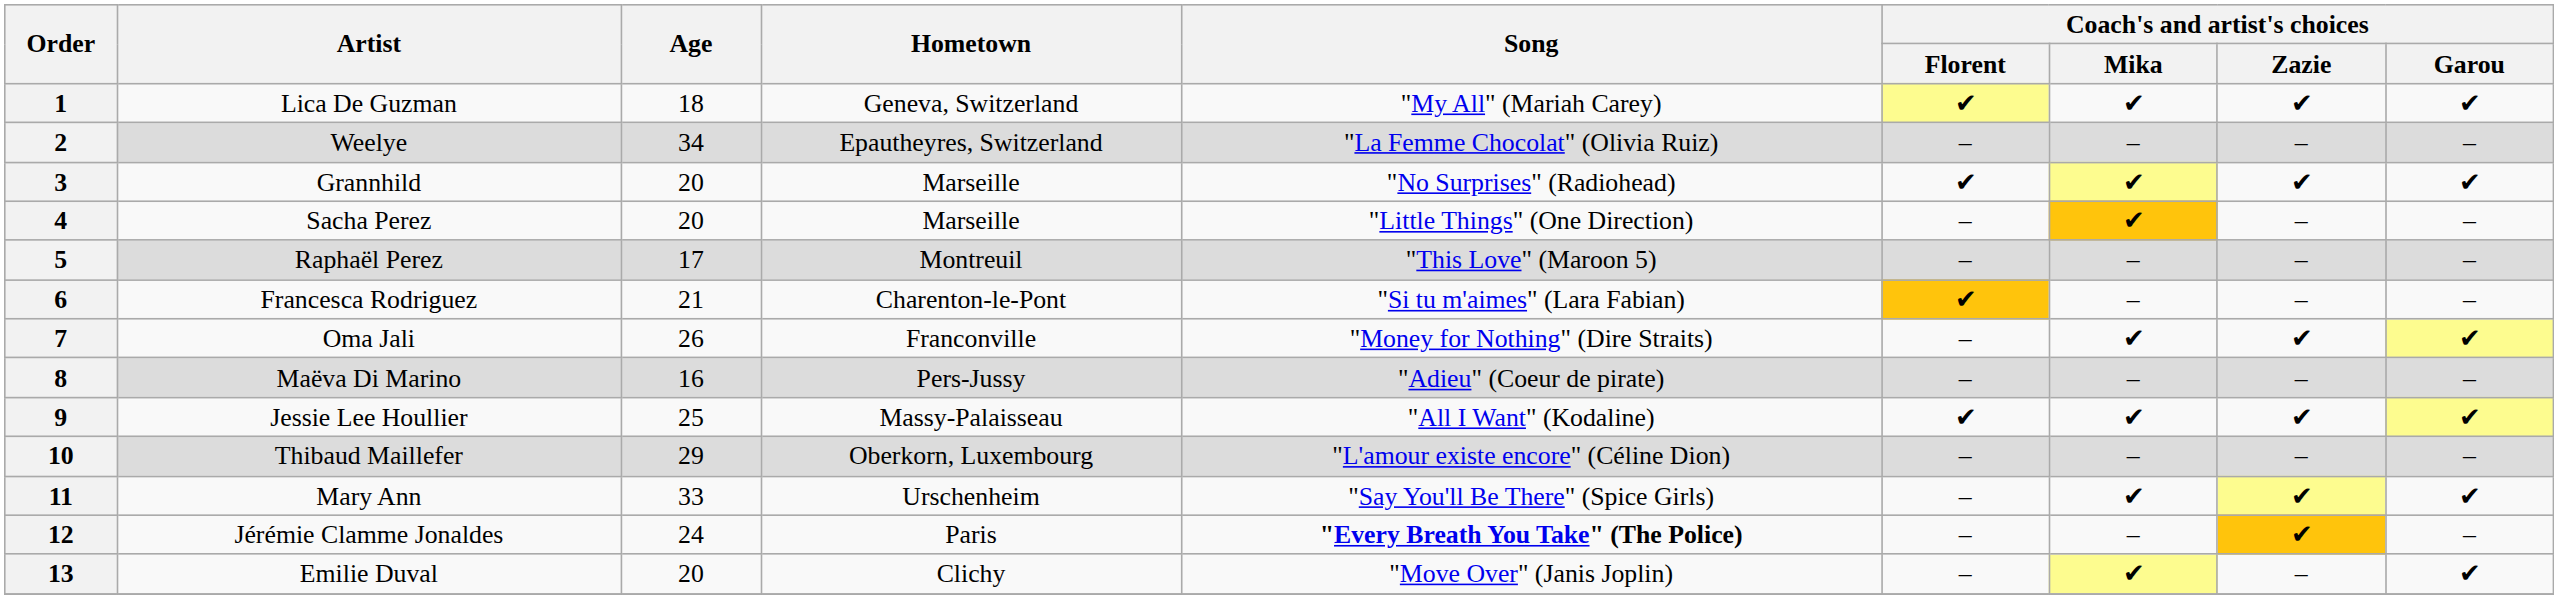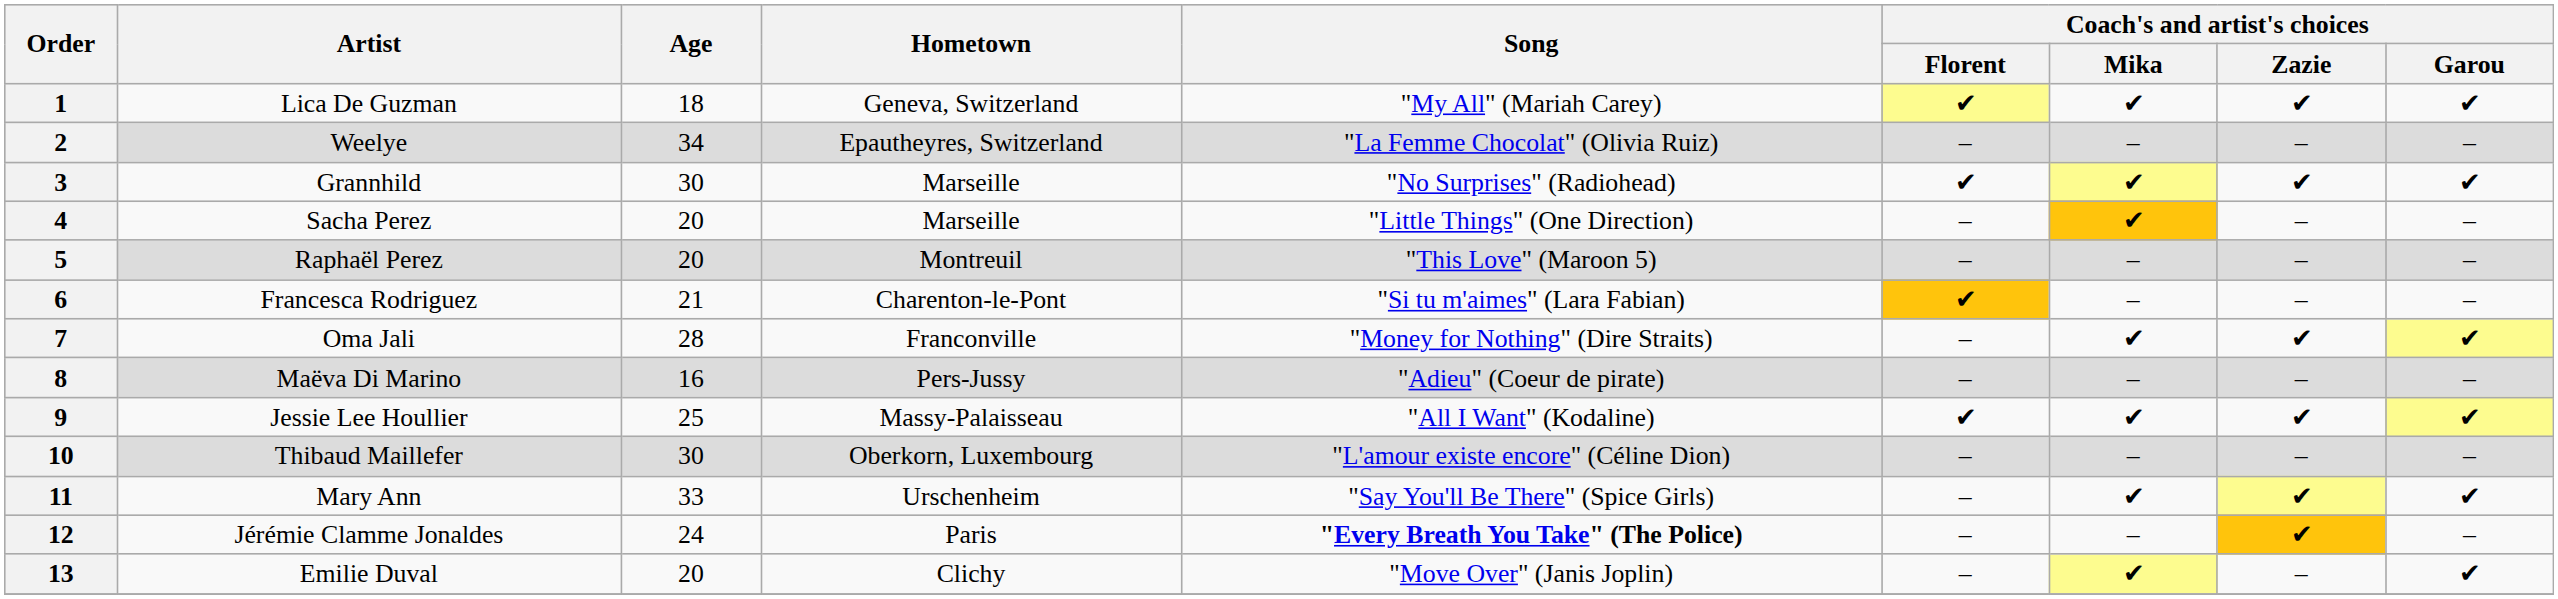(691, 181) 20 -> (691, 181) 30
(691, 260) 17 -> (691, 260) 20
(691, 338) 26 -> (691, 338) 28
(691, 456) 29 -> (691, 456) 30
